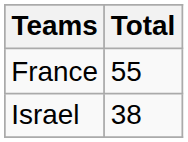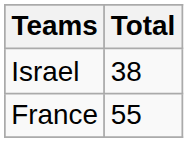rows swapped: (45, 114) <-> (55, 70)
